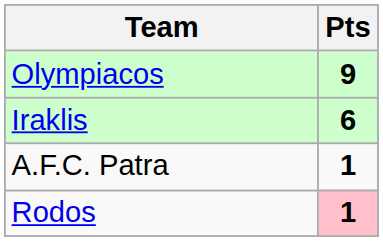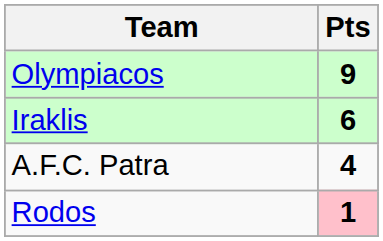(348, 166) 1 -> (348, 166) 4
